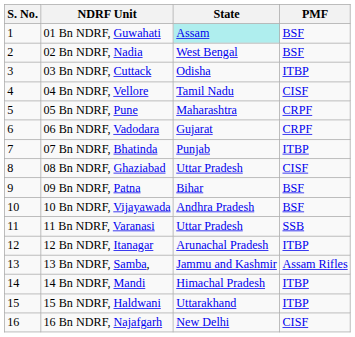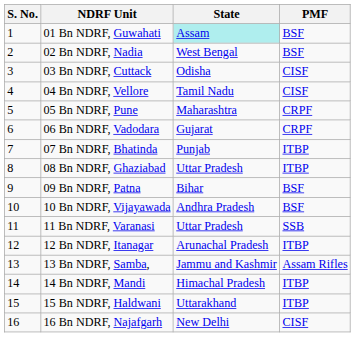(296, 71) ITBP -> (295, 71) CISF
(295, 168) CISF -> (296, 168) ITBP
